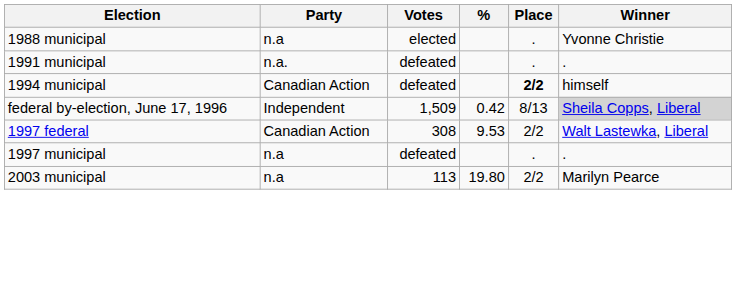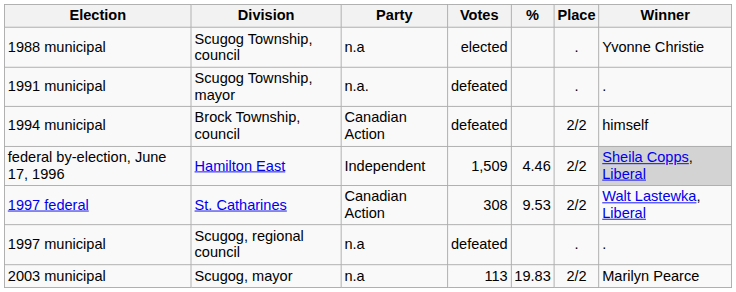+ column: (266, 16)
(534, 85) bold -> (577, 126) normal
(491, 108) 0.42 -> (537, 165) 4.46
(534, 108) 8/13 -> (577, 165) 2/2
(487, 177) 19.80 -> (533, 275) 19.83
